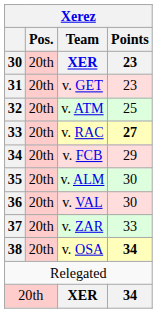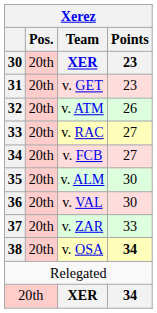(130, 109) 25 -> (130, 109) 26
(130, 132) bold -> (130, 132) normal
(130, 155) 29 -> (130, 155) 27
